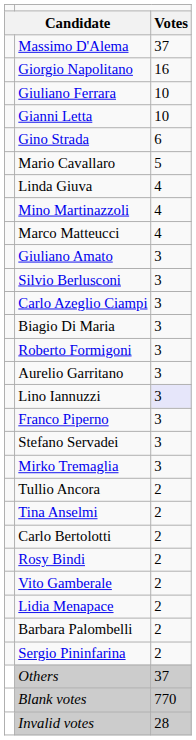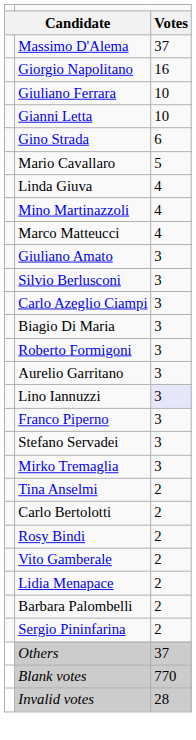- row: (59, 489)
